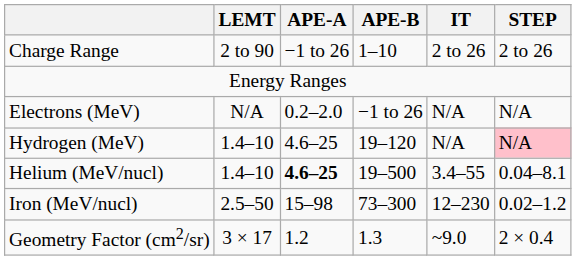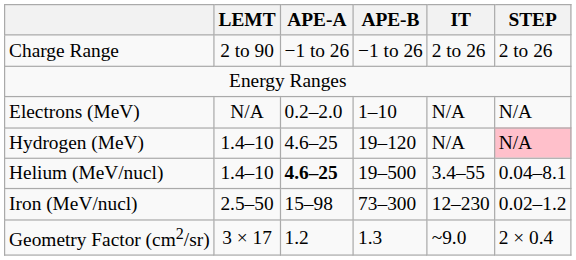(377, 50) 1–10 -> (390, 50) −1 to 26
(390, 111) −1 to 26 -> (377, 111) 1–10
